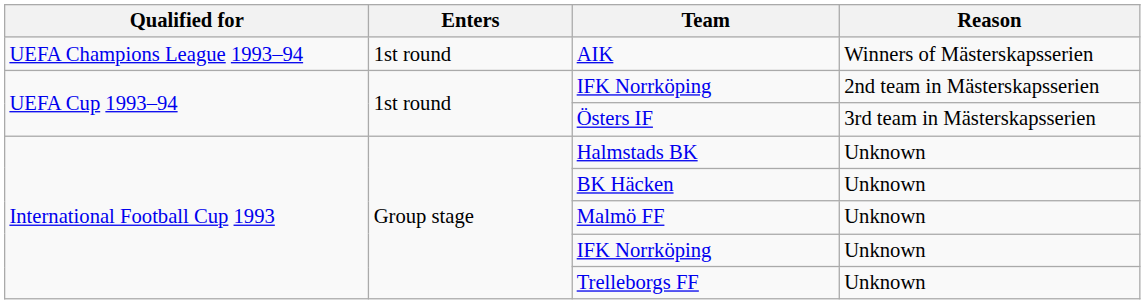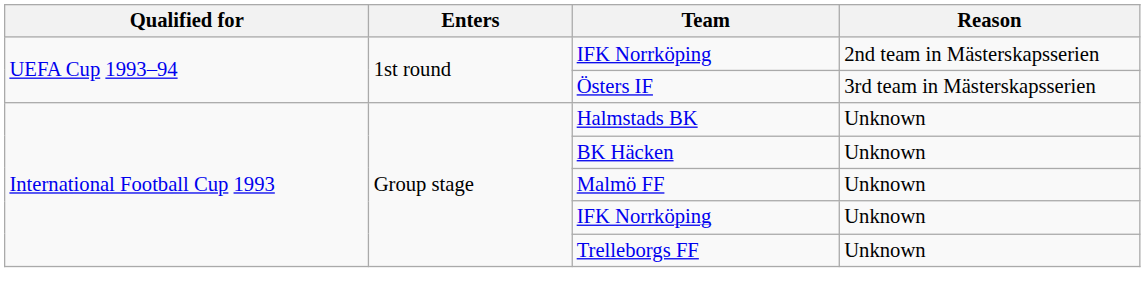- row: (595, 53)
